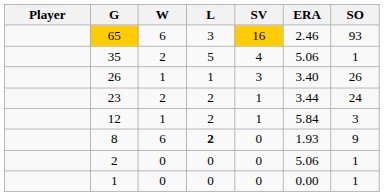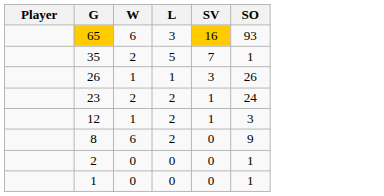- column: (307, 14)
(259, 56) 4 -> (211, 56) 7
(211, 139) bold -> (172, 139) normal
